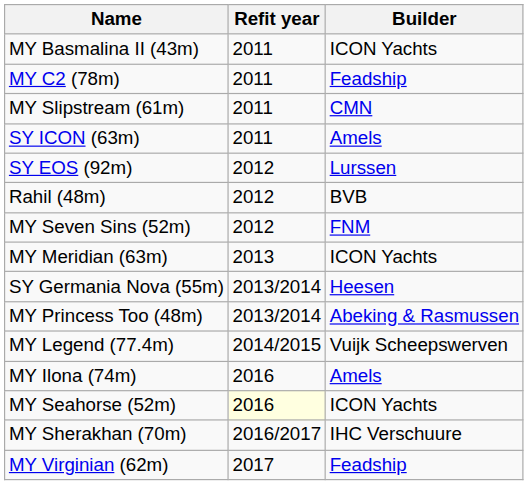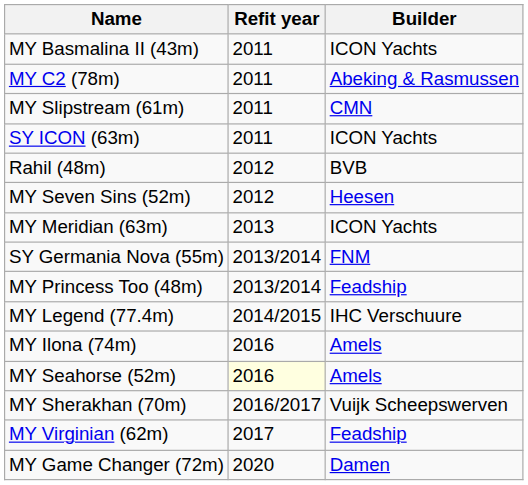(368, 78) Feadship -> (424, 78) Abeking & Rasmussen
(356, 138) Amels -> (383, 138) ICON Yachts
- row: (71, 167)
(350, 227) FNM -> (362, 197) Heesen
(362, 286) Heesen -> (350, 256) FNM
(424, 316) Abeking & Rasmussen -> (368, 286) Feadship
(419, 345) Vuijk Scheepswerven -> (396, 316) IHC Verschuure
(383, 405) ICON Yachts -> (356, 375) Amels
(396, 434) IHC Verschuure -> (419, 405) Vuijk Scheepswerven
+ row: (116, 464)
